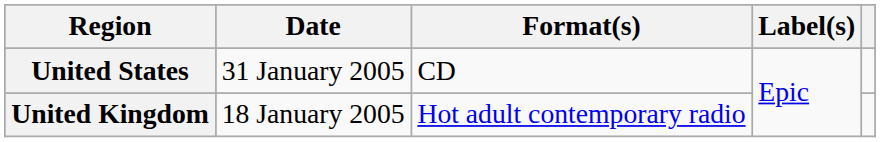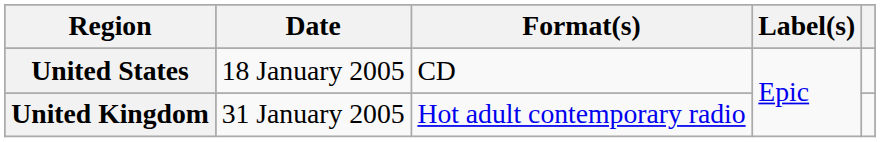(313, 70) 31 January 2005 -> (313, 70) 18 January 2005
(313, 114) 18 January 2005 -> (313, 114) 31 January 2005
